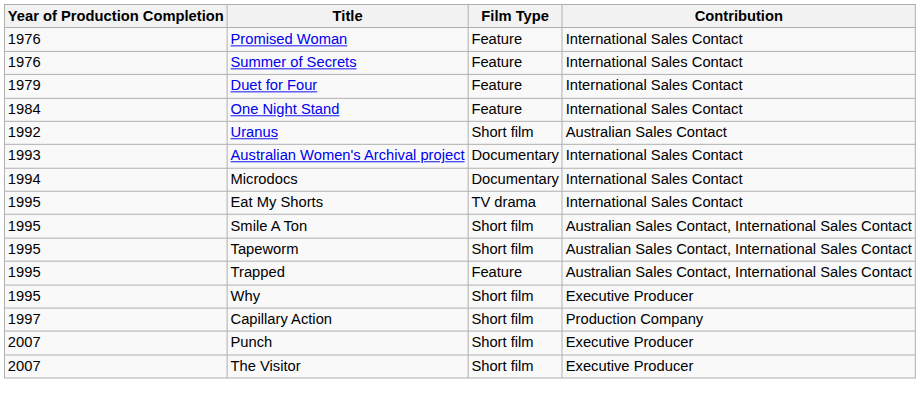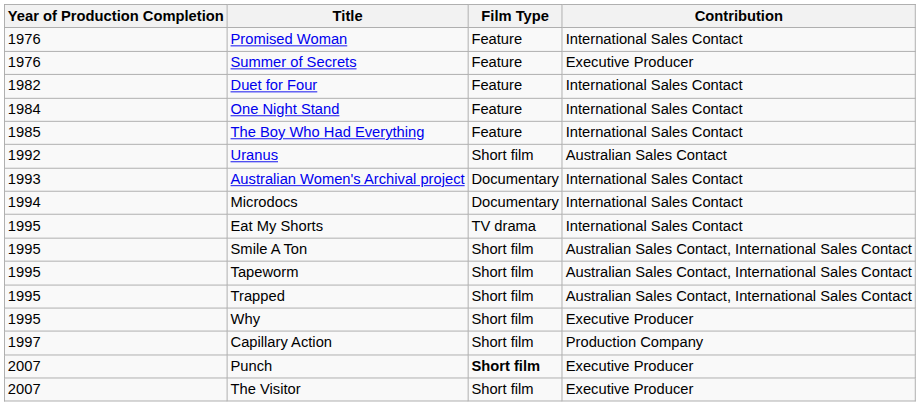(654, 62) International Sales Contact -> (630, 62) Executive Producer
(24, 86) 1979 -> (24, 86) 1982
+ row: (328, 132)
(497, 272) Feature -> (502, 296) Short film
(502, 343) normal -> (506, 366) bold
